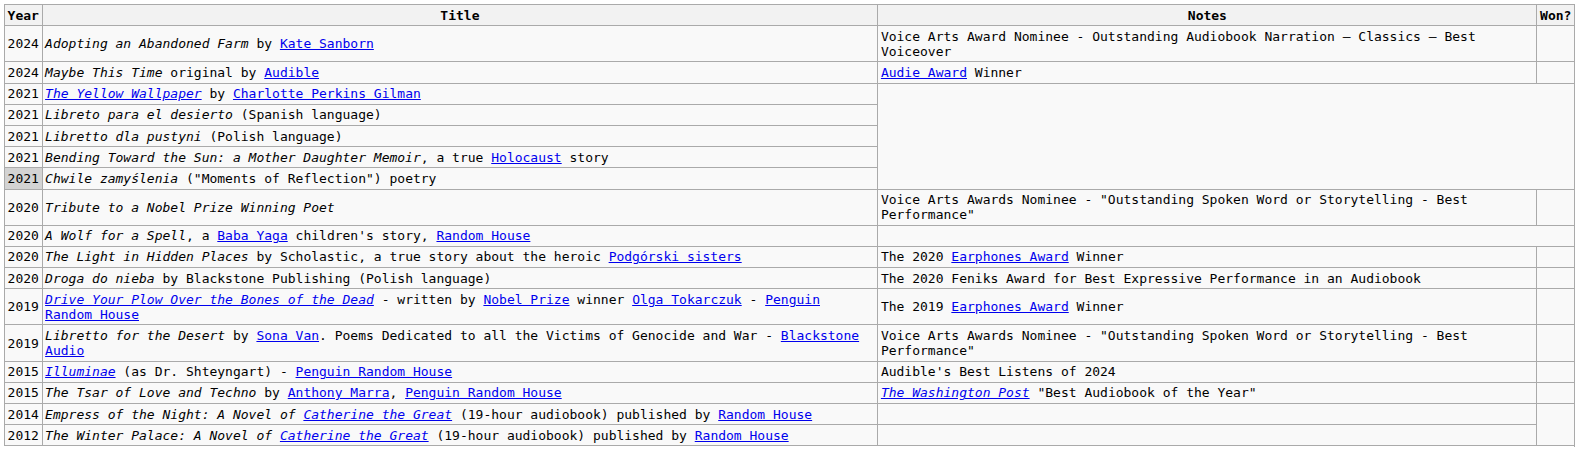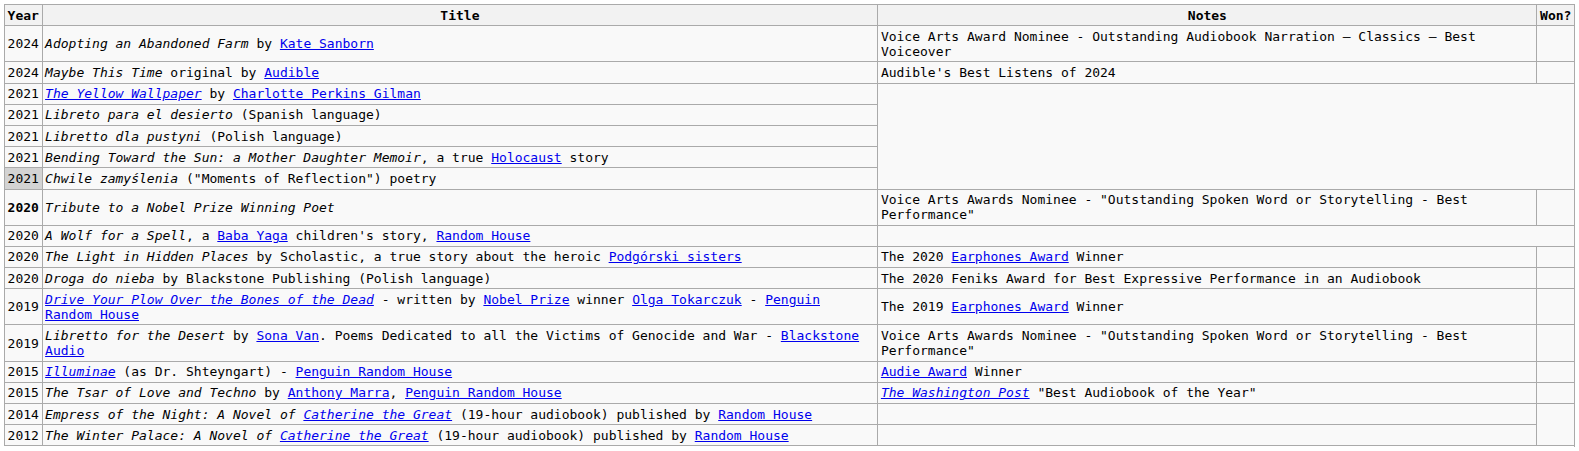(951, 72) Audie Award Winner -> (998, 72) Audible's Best Listens of 2024
(23, 207) normal -> (23, 207) bold
(998, 372) Audible's Best Listens of 2024 -> (951, 372) Audie Award Winner
